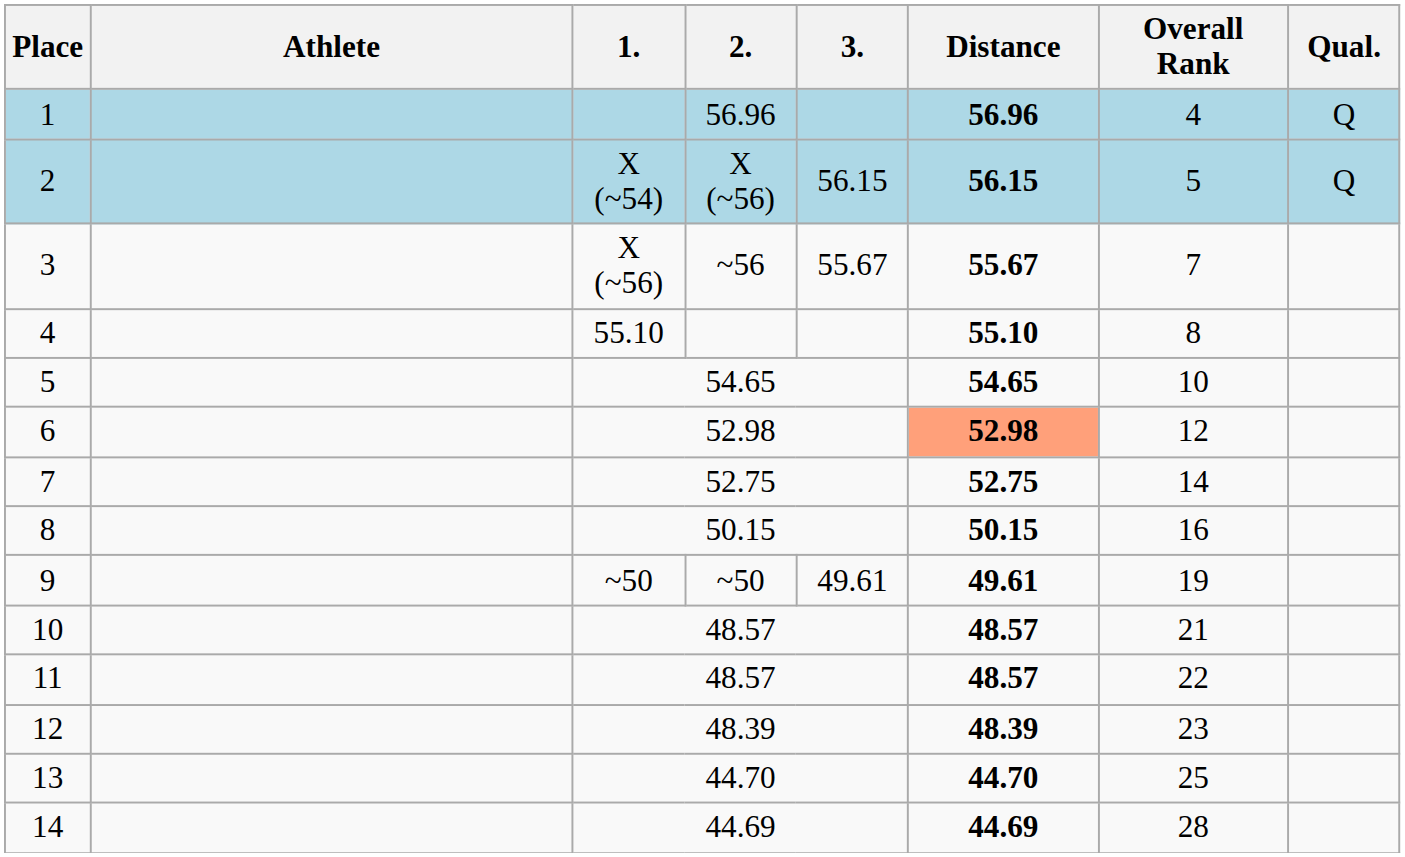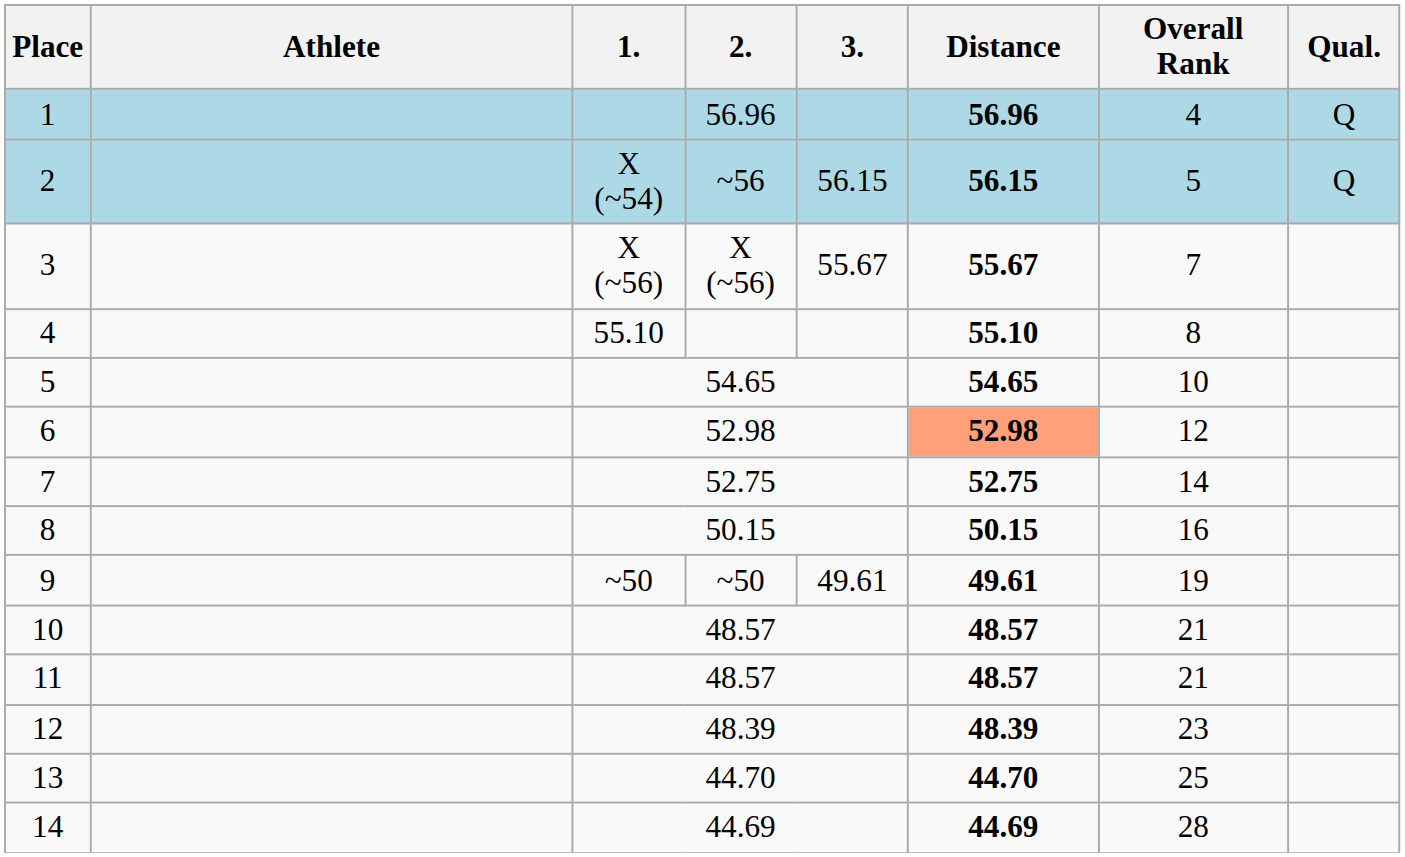(741, 180) X (~56) -> (741, 180) ~56
(741, 265) ~56 -> (741, 265) X (~56)
(1193, 678) 22 -> (1193, 678) 21
